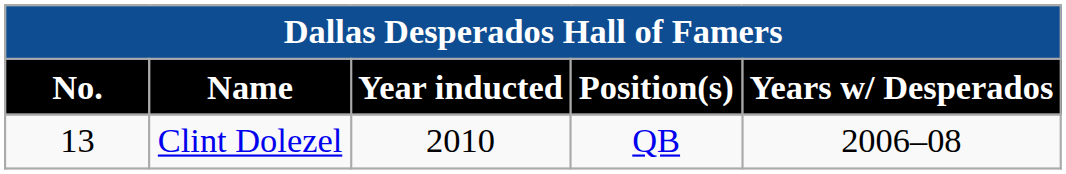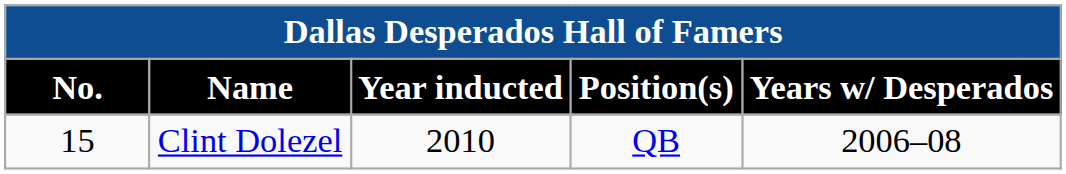(78, 140) 13 -> (78, 140) 15
